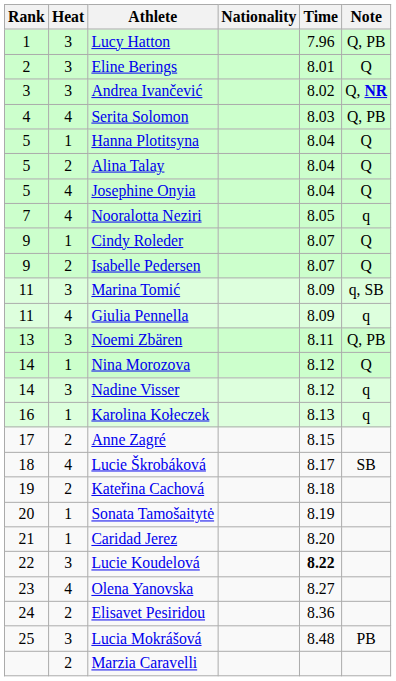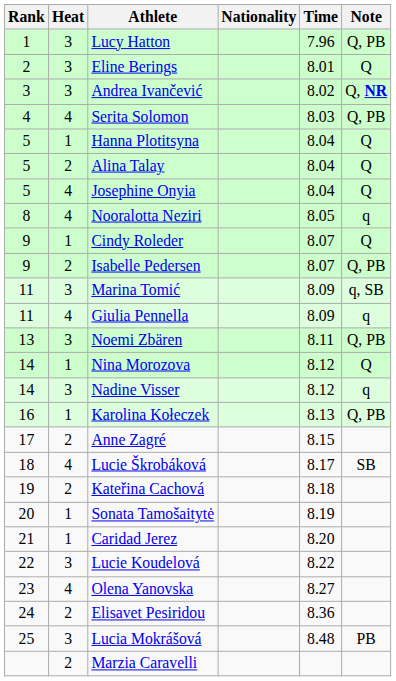(26, 215) 7 -> (26, 215) 8
(366, 265) Q -> (366, 265) Q, PB
(366, 414) q -> (366, 414) Q, PB
(321, 564) bold -> (321, 564) normal
